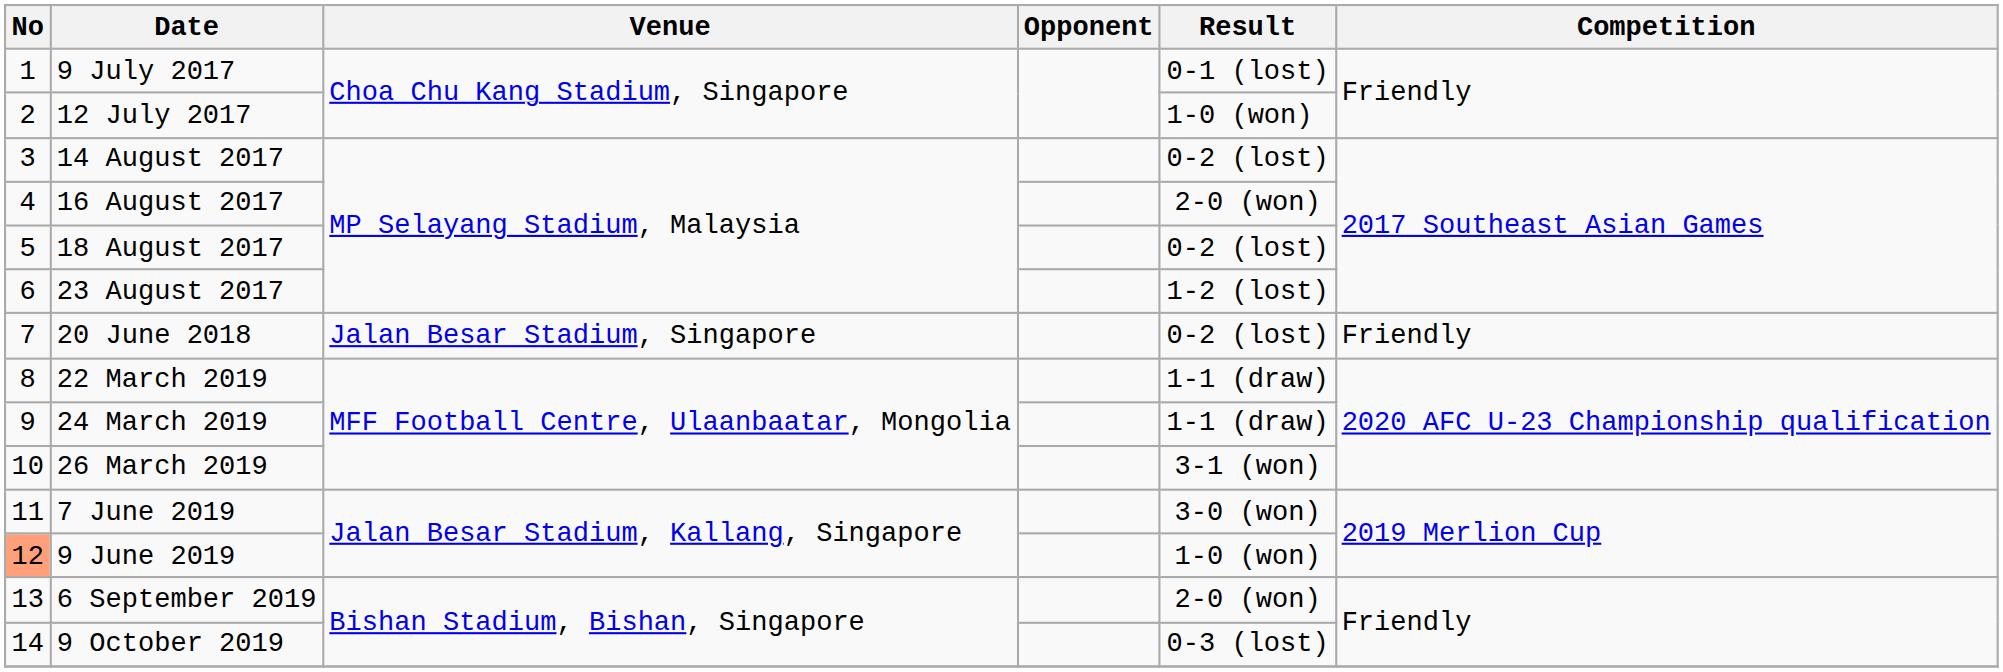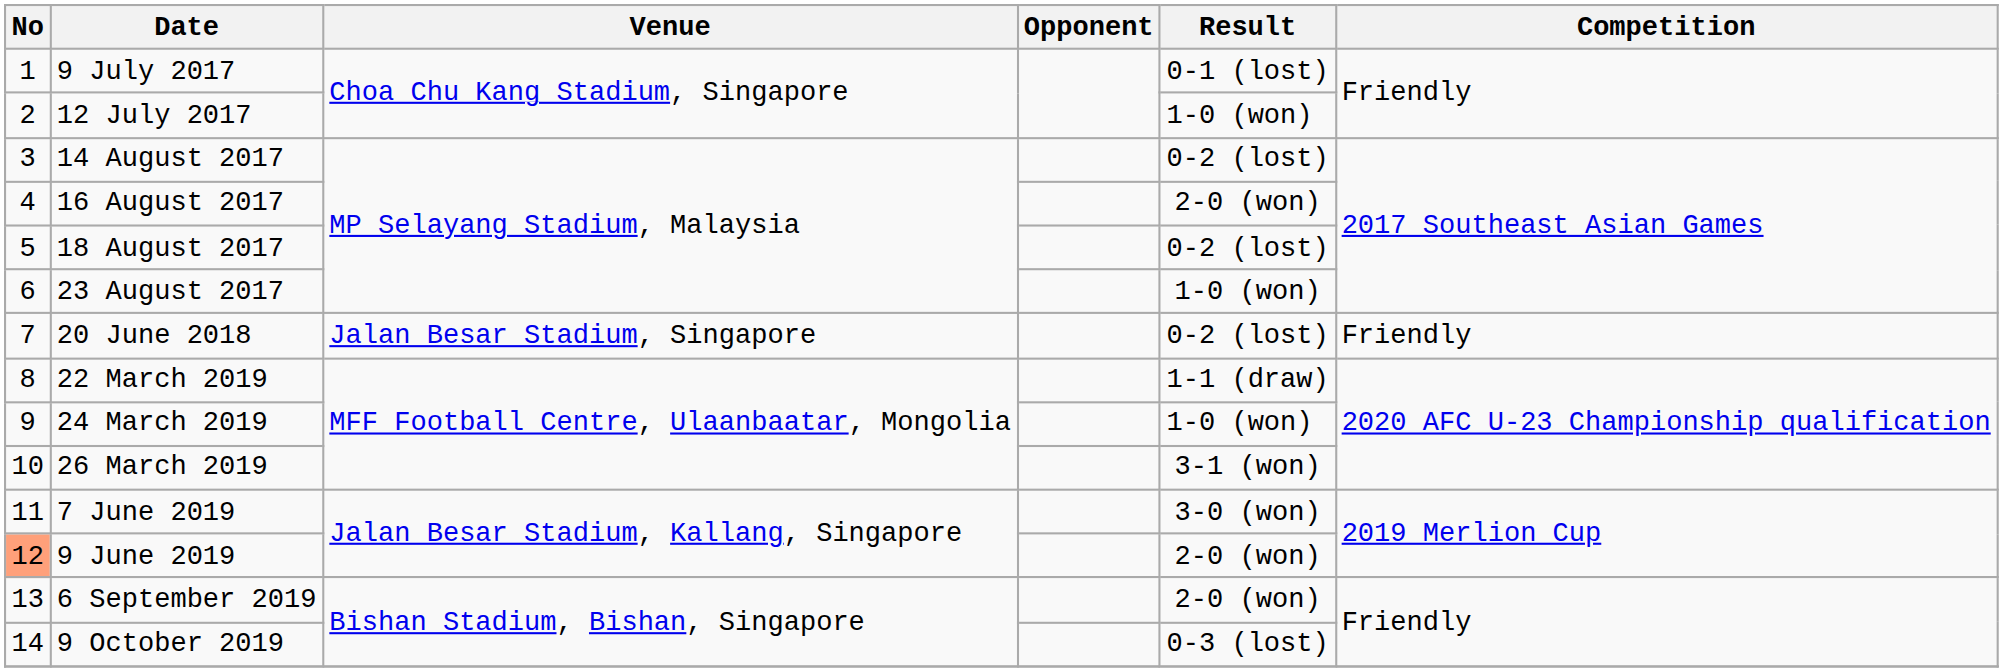(1248, 291) 1-2 (lost) -> (1248, 291) 1-0 (won)
(1248, 424) 1-1 (draw) -> (1240, 424) 1-0 (won)
(1248, 556) 1-0 (won) -> (1248, 556) 2-0 (won)
